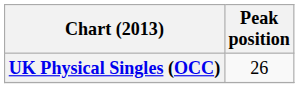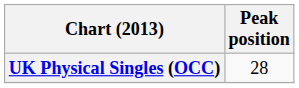(259, 67) 26 -> (259, 67) 28
